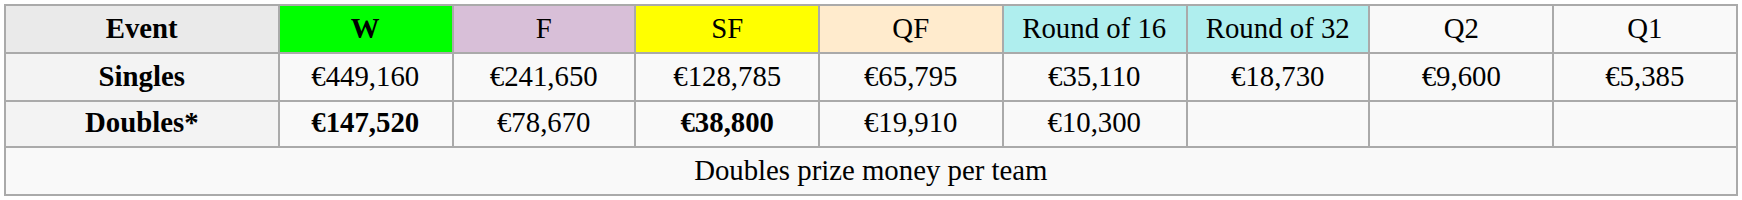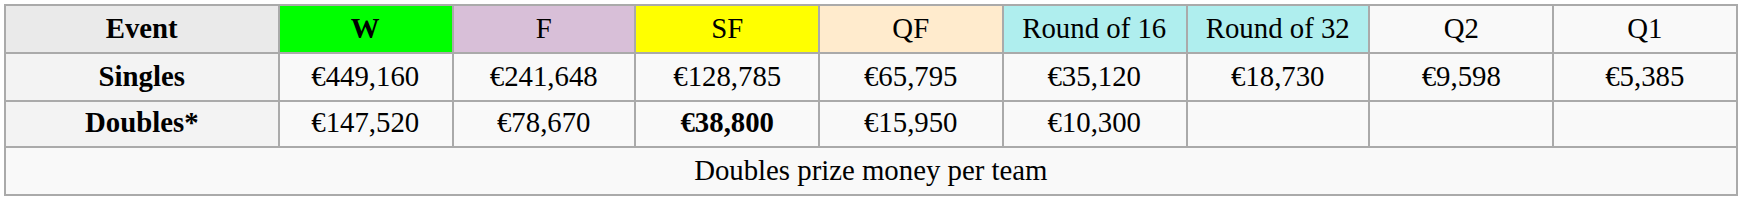(544, 76) €241,650 -> (544, 76) €241,648
(1094, 76) €35,110 -> (1094, 76) €35,120
(1461, 76) €9,600 -> (1461, 76) €9,598
(365, 123) bold -> (365, 123) normal
(911, 123) €19,910 -> (911, 123) €15,950
